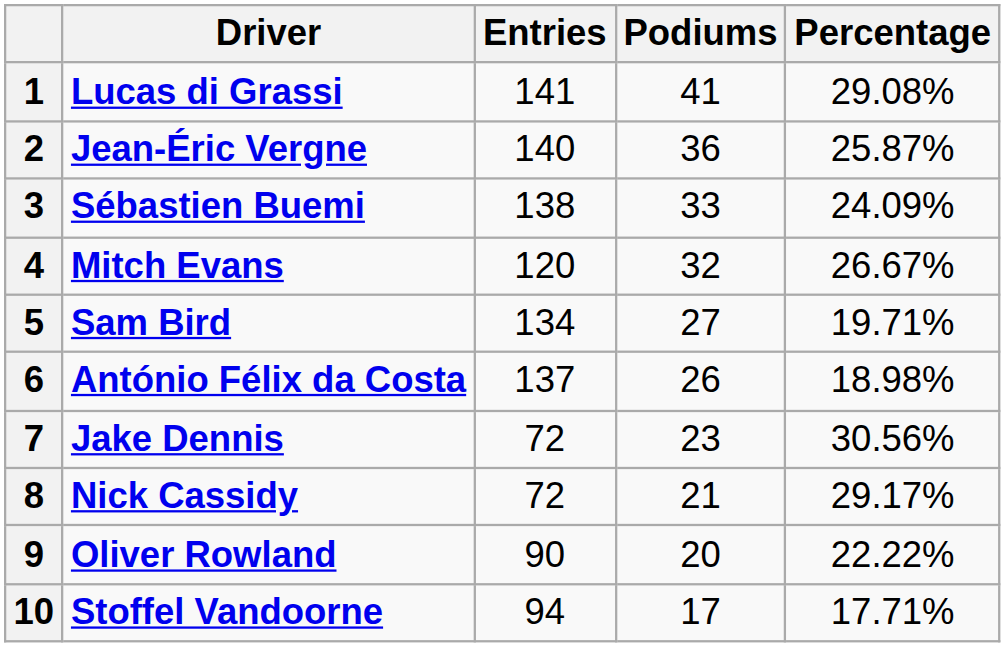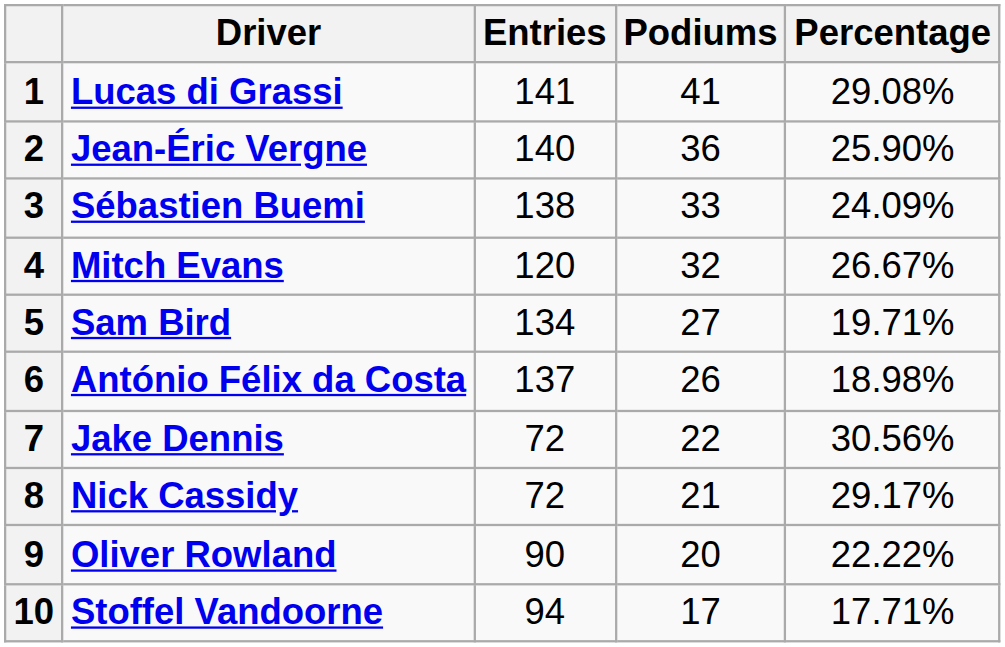(893, 149) 25.87% -> (893, 149) 25.90%
(700, 438) 23 -> (700, 438) 22
